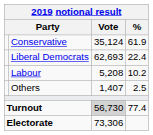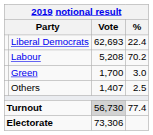- row: (39, 42)
(137, 73) 10.2 -> (137, 57) 70.2
+ row: (24, 73)
